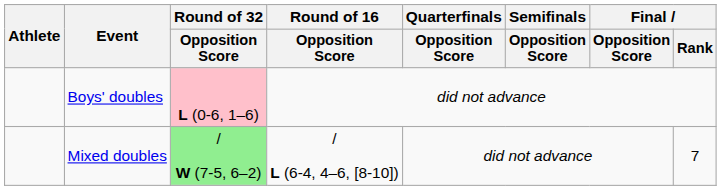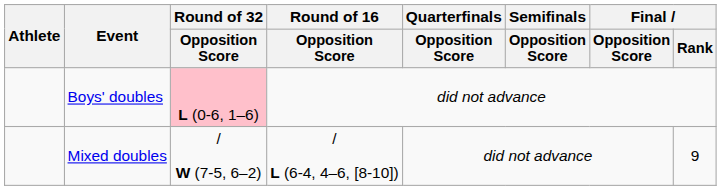(219, 156) lightgreen background -> (219, 156) no background
(695, 156) 7 -> (695, 156) 9
